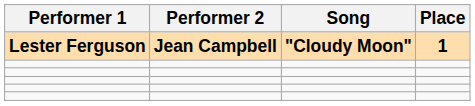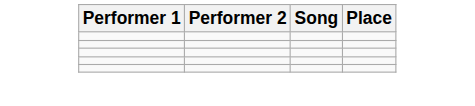- row: (77, 45)
